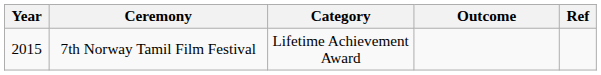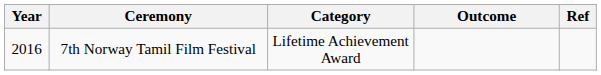(27, 49) 2015 -> (27, 49) 2016
